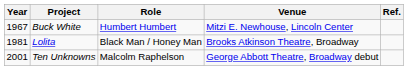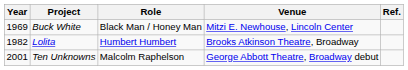(17, 27) 1967 -> (17, 27) 1969
(138, 27) Humbert Humbert -> (151, 27) Black Man / Honey Man
(17, 42) 1981 -> (17, 42) 1982
(151, 42) Black Man / Honey Man -> (138, 42) Humbert Humbert
